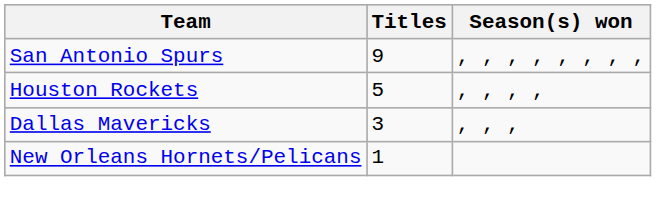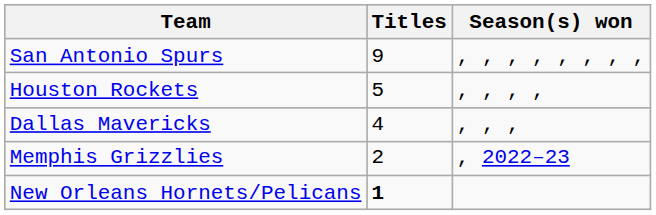(378, 124) 3 -> (378, 124) 4
+ row: (117, 158)
(378, 158) normal -> (378, 192) bold
